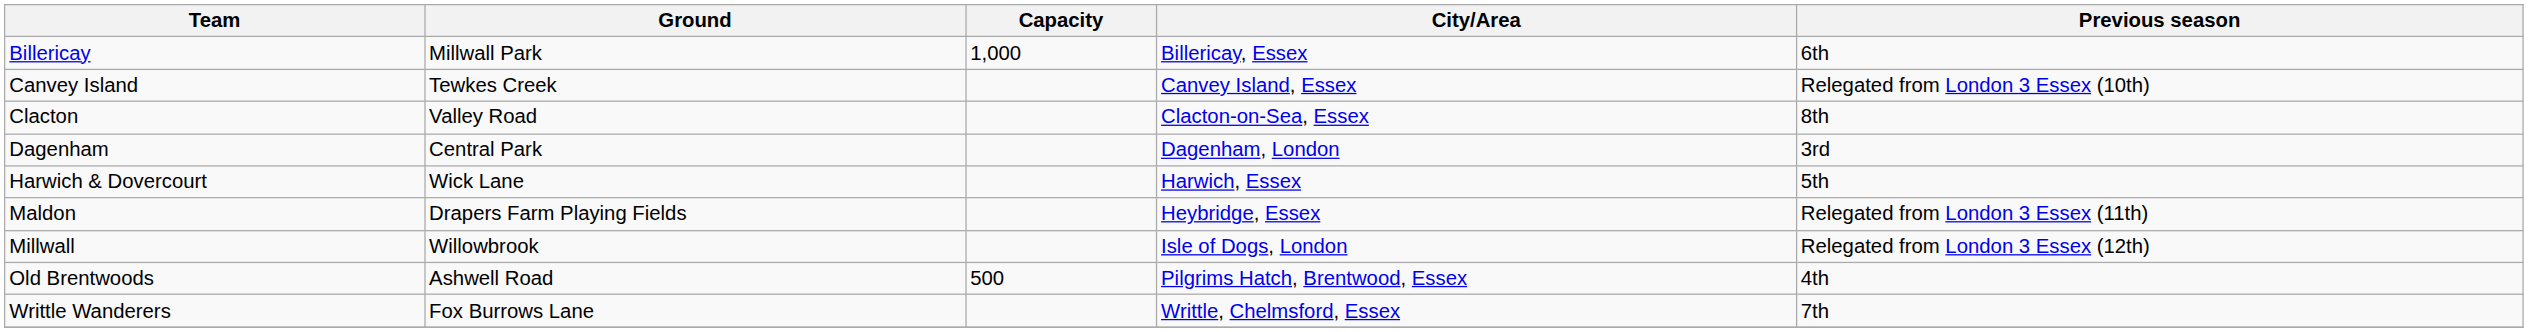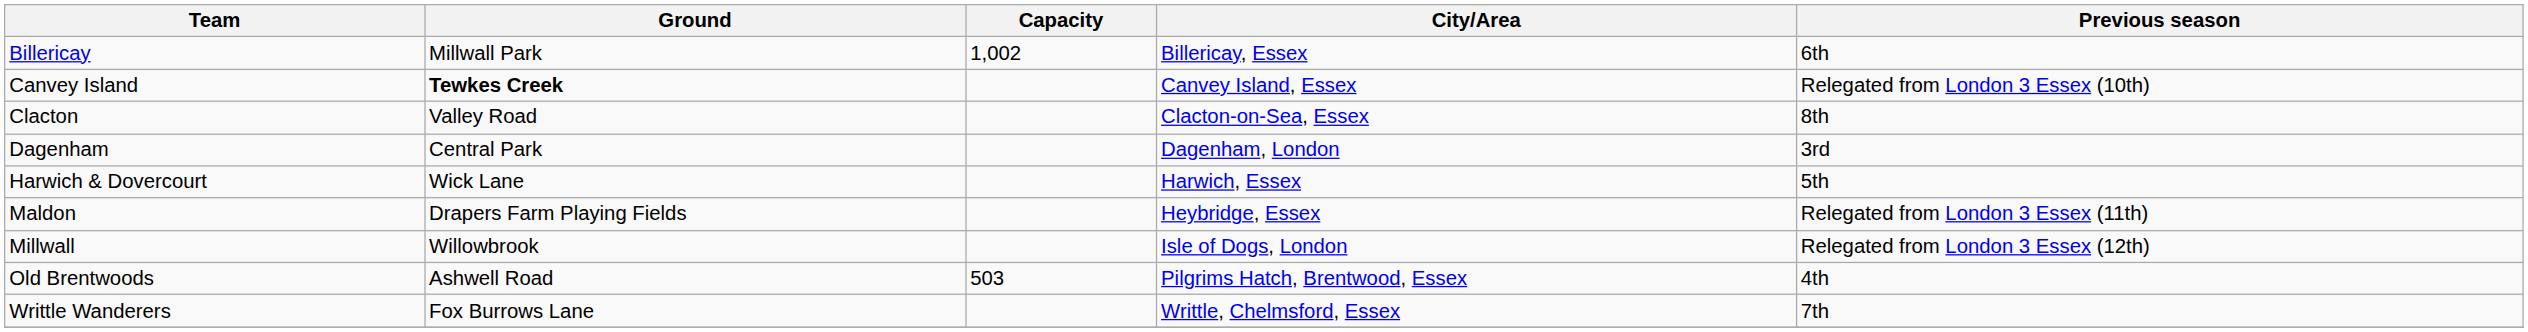(996, 52) 1,000 -> (996, 52) 1,002
(493, 85) normal -> (496, 85) bold
(987, 278) 500 -> (987, 278) 503
